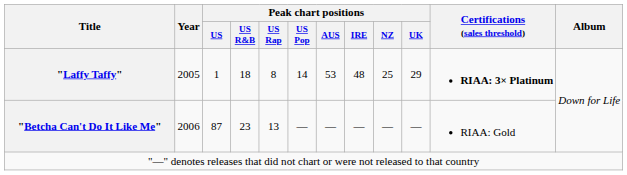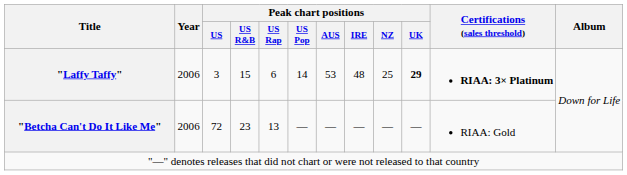(189, 74) 2005 -> (189, 74) 2006
(216, 74) 1 -> (216, 74) 3
(245, 74) 18 -> (245, 74) 15
(273, 74) 8 -> (273, 74) 6
(416, 74) normal -> (416, 74) bold
(216, 126) 87 -> (216, 126) 72
